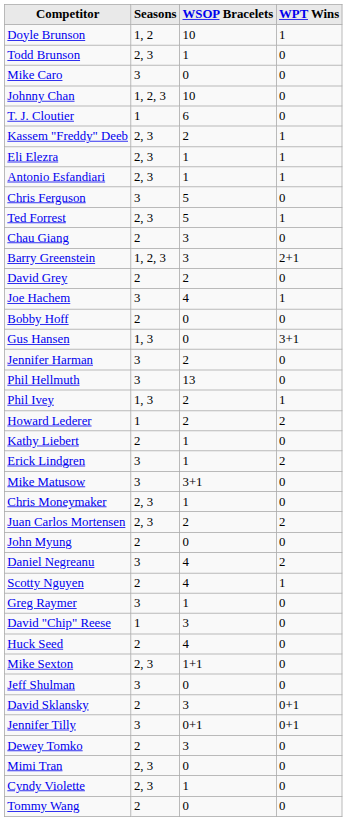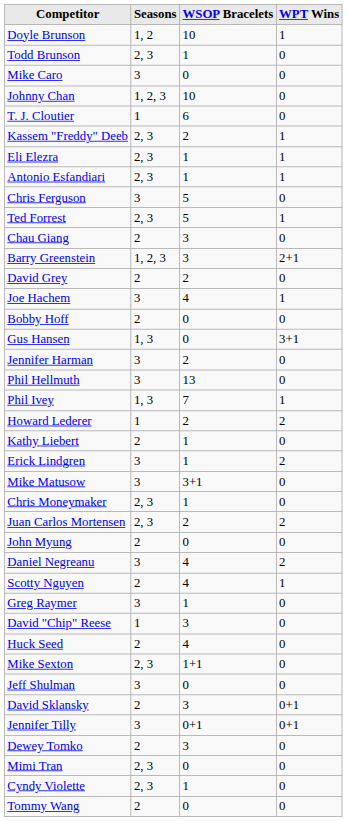(186, 400) 2 -> (186, 400) 7
